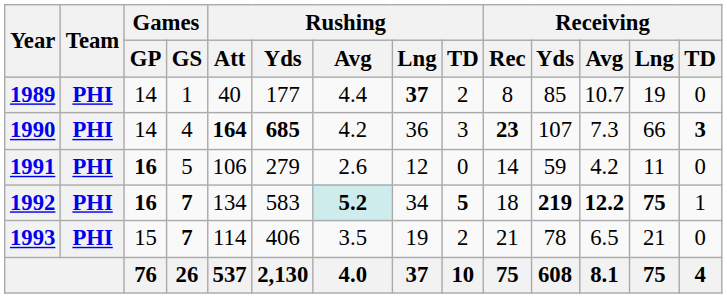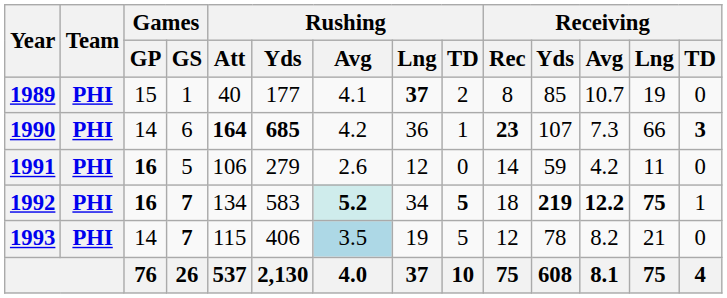(146, 94) 14 -> (146, 94) 15
(353, 94) 4.4 -> (353, 94) 4.1
(187, 130) 4 -> (187, 130) 6
(463, 130) 3 -> (463, 130) 1
(146, 238) 15 -> (146, 238) 14
(230, 238) 114 -> (230, 238) 115
(353, 238) no background -> (353, 238) lightblue background
(463, 238) 2 -> (463, 238) 5
(507, 238) 21 -> (507, 238) 12
(604, 238) 6.5 -> (604, 238) 8.2
